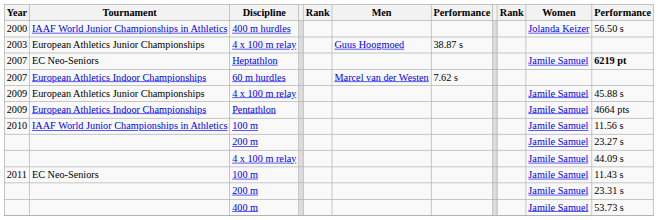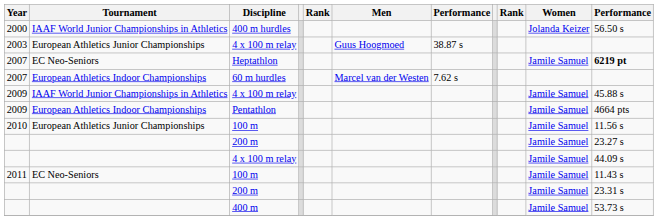(118, 93) European Athletics Junior Championships -> (130, 93) IAAF World Junior Championships in Athletics
(130, 126) IAAF World Junior Championships in Athletics -> (118, 126) European Athletics Junior Championships
